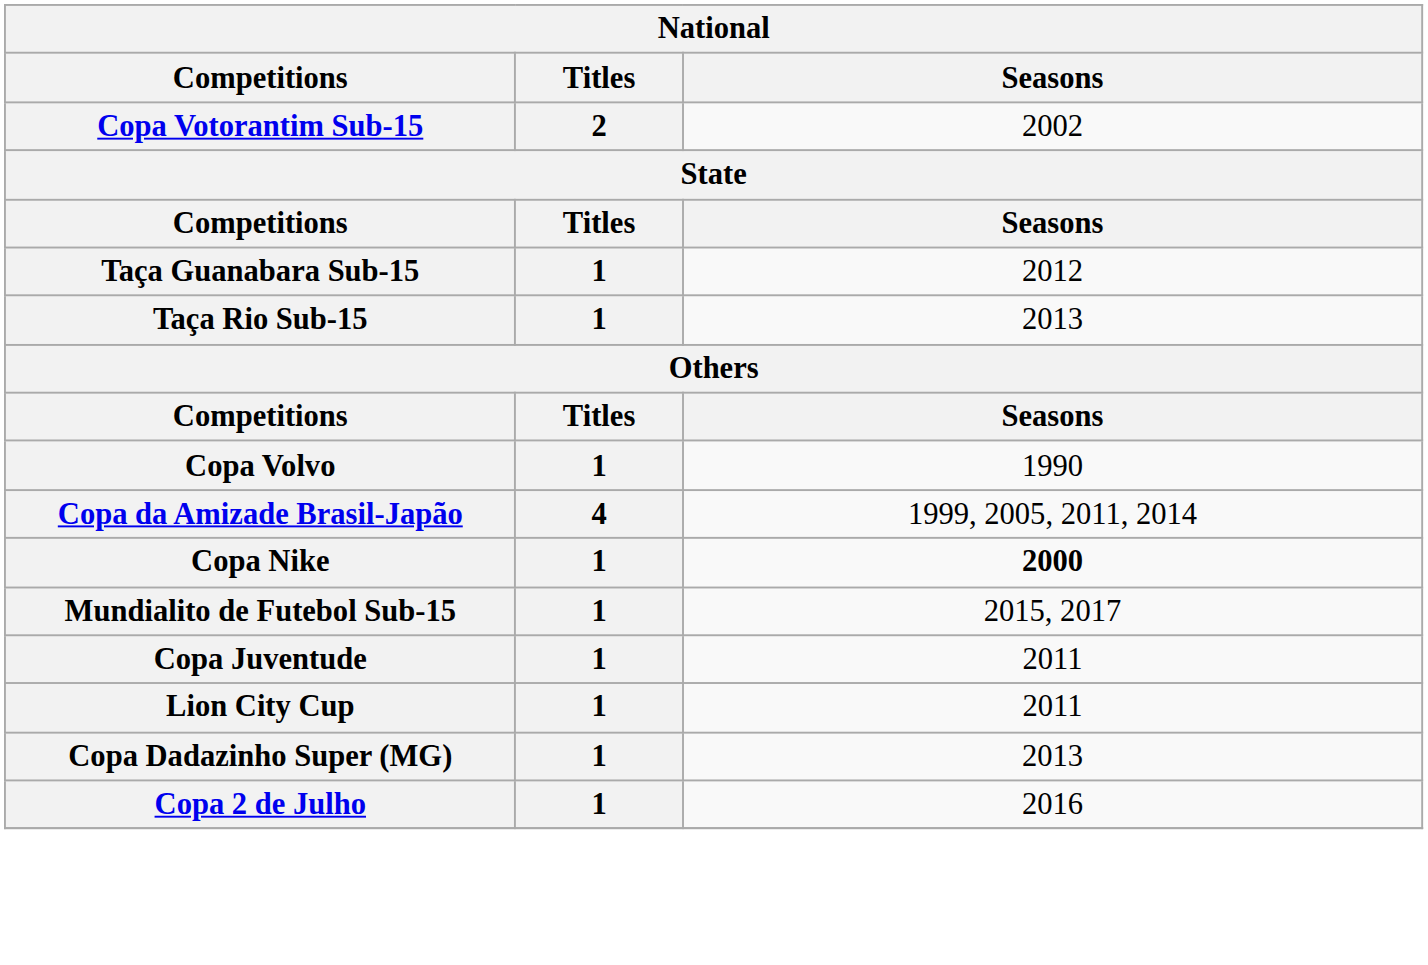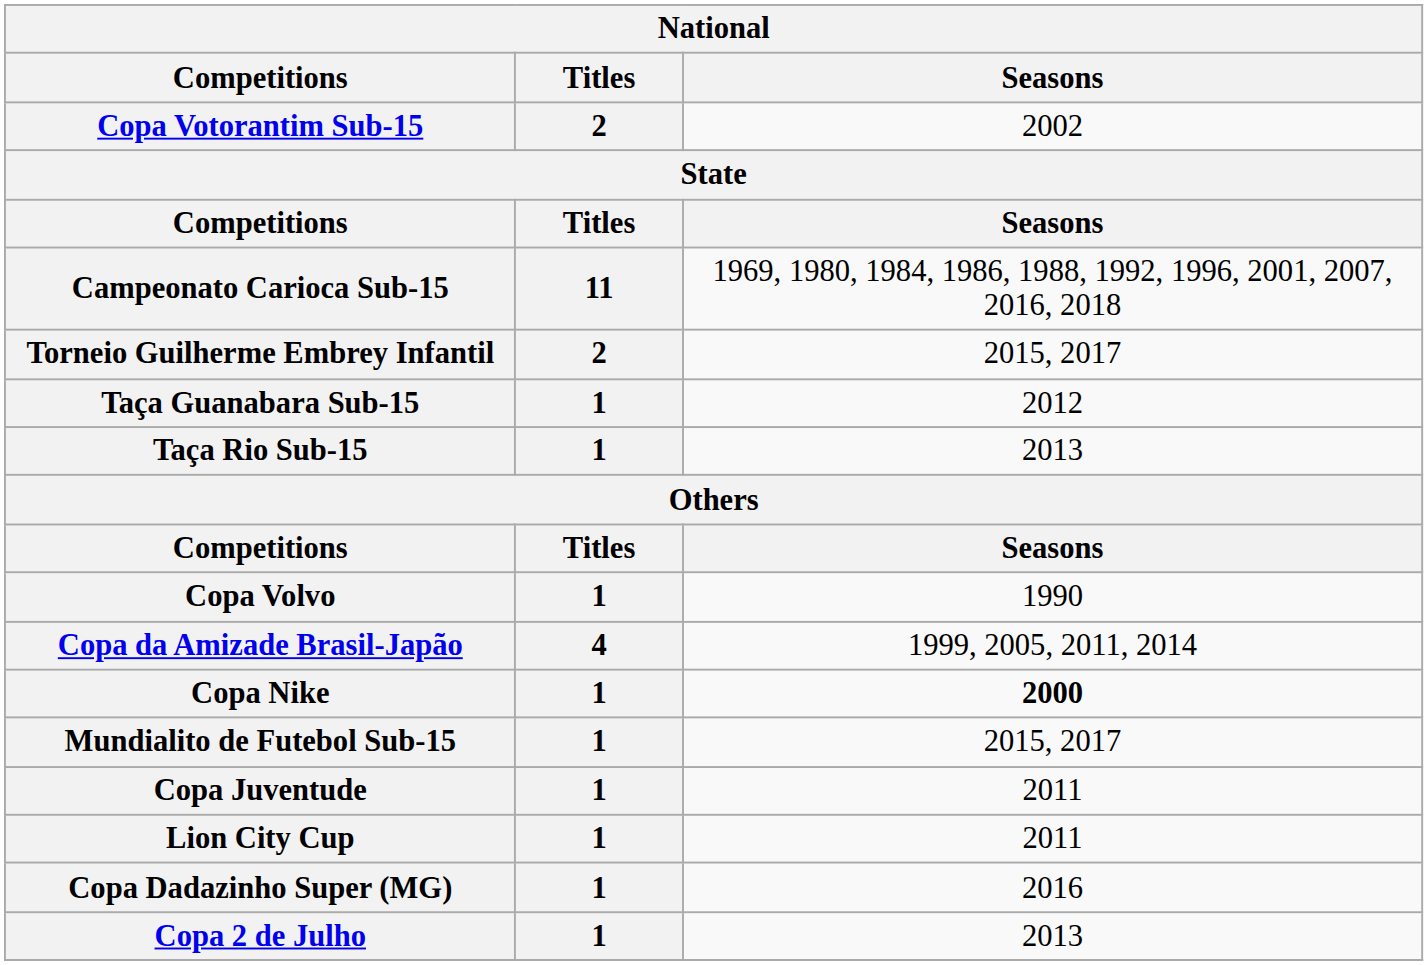+ row: (260, 288)
+ row: (260, 353)
(1052, 755) 2013 -> (1052, 887) 2016
(1052, 804) 2016 -> (1052, 935) 2013
